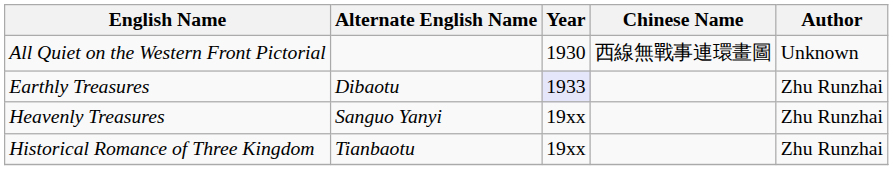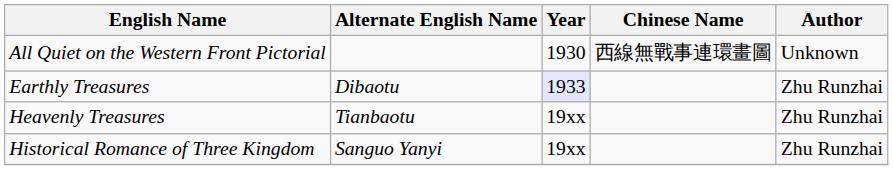(388, 117) Sanguo Yanyi -> (375, 117) Tianbaotu
(375, 148) Tianbaotu -> (388, 148) Sanguo Yanyi
